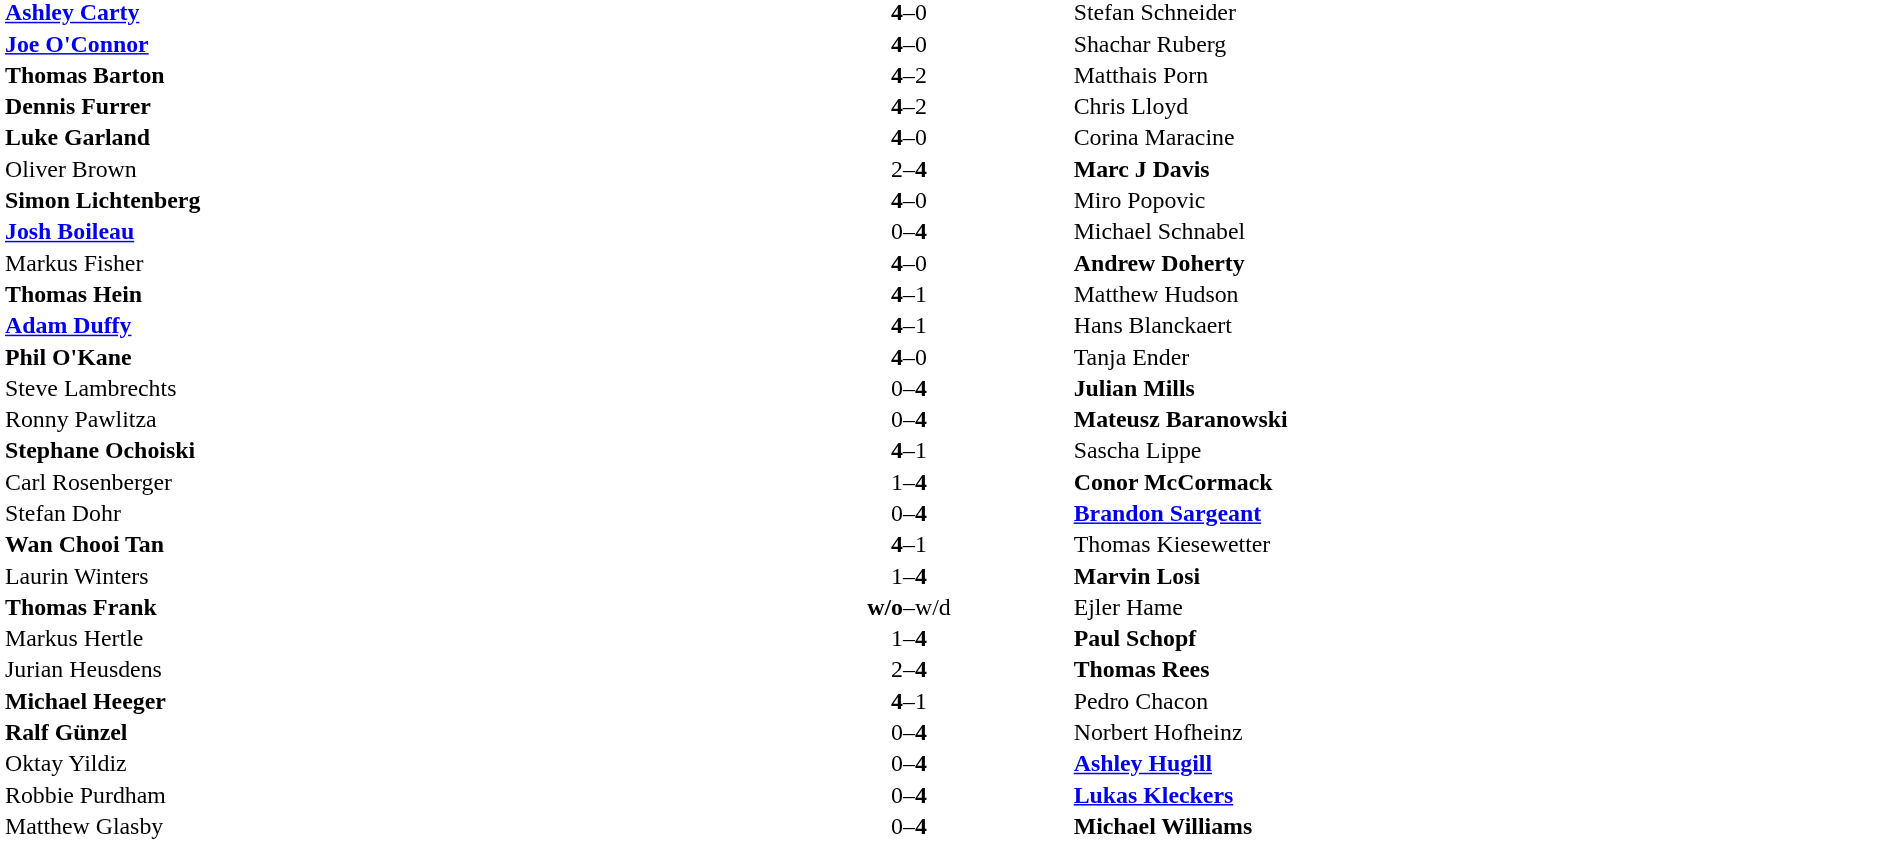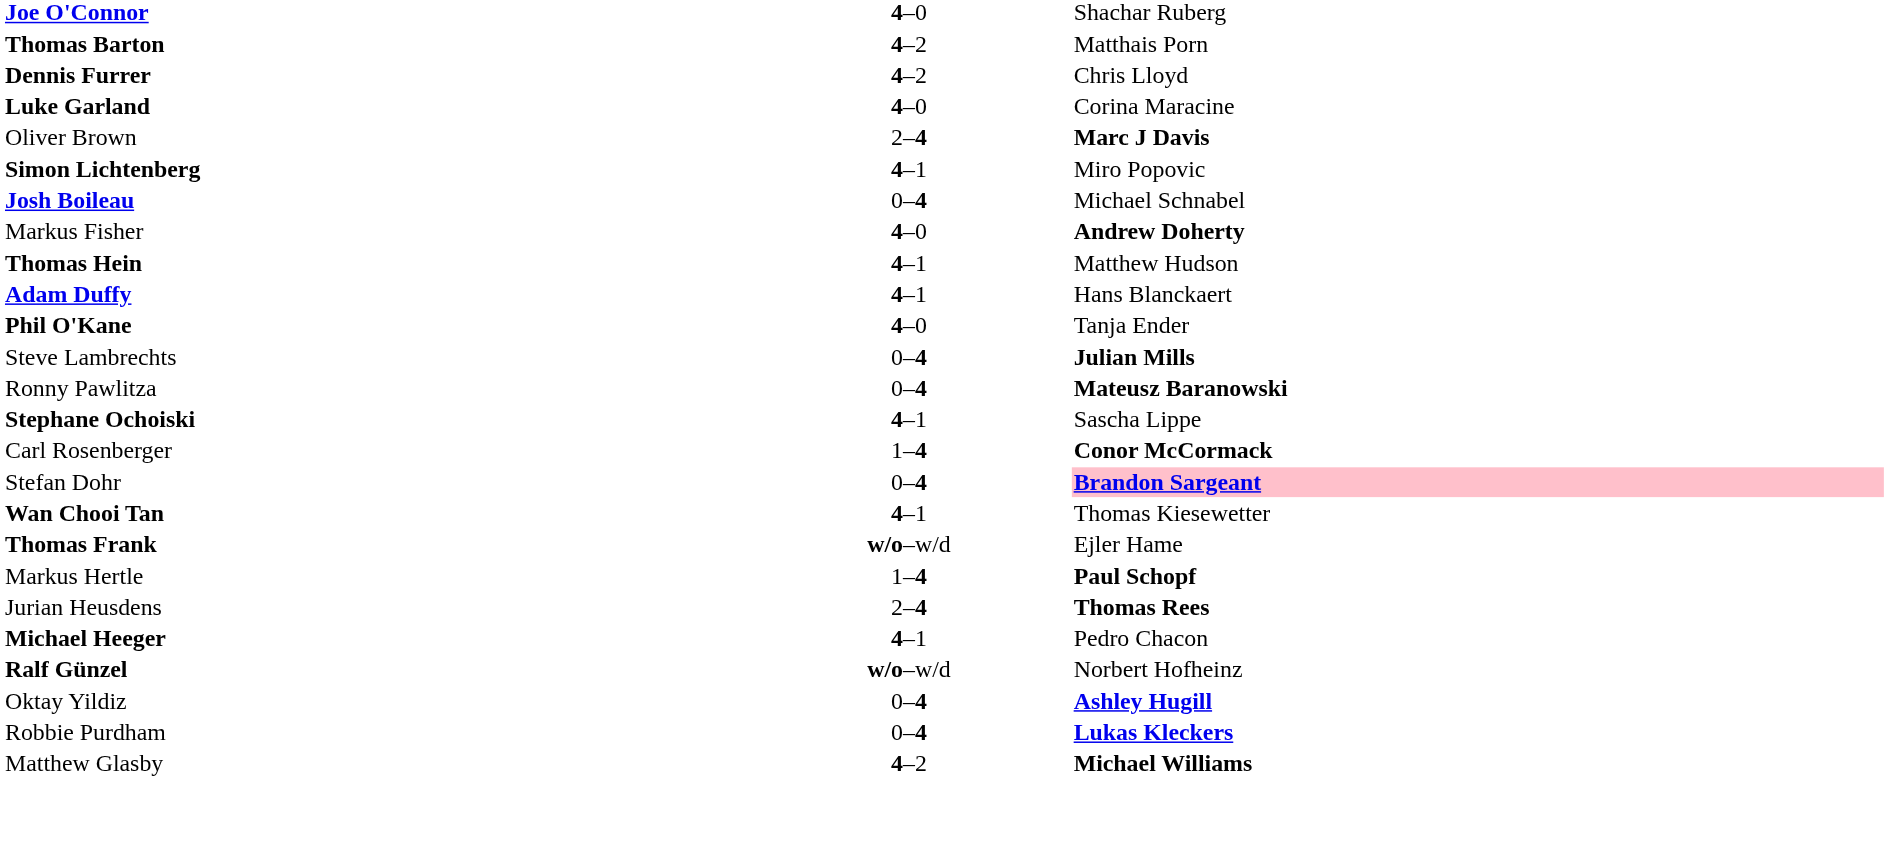- row: (72, 12)
(909, 200) 4–0 -> (909, 169) 4–1
(1167, 513) no background -> (1167, 481) pink background
- row: (77, 575)
(909, 732) 0–4 -> (909, 669) w/o–w/d
(909, 826) 0–4 -> (909, 763) 4–2
